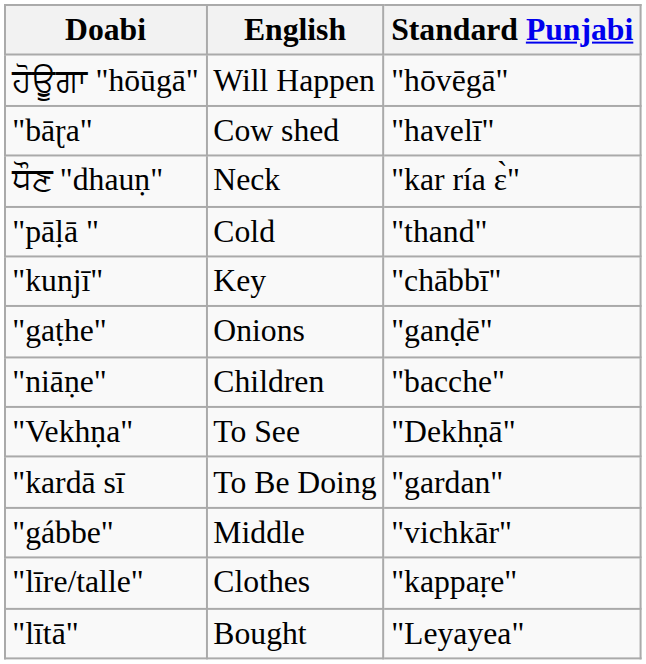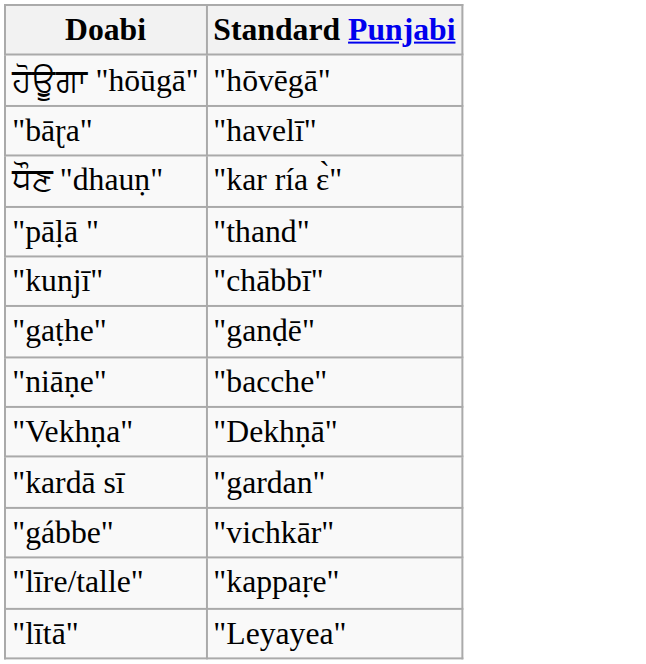- column: (295, 29)
